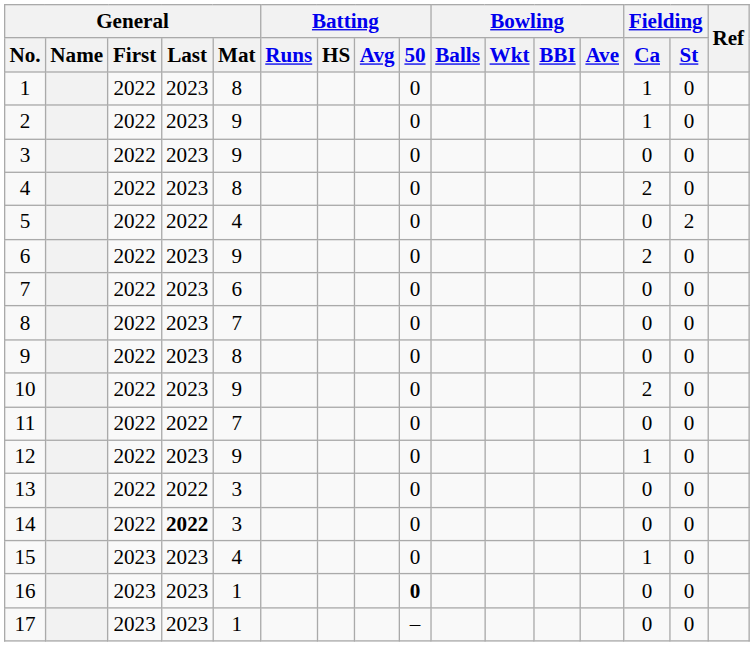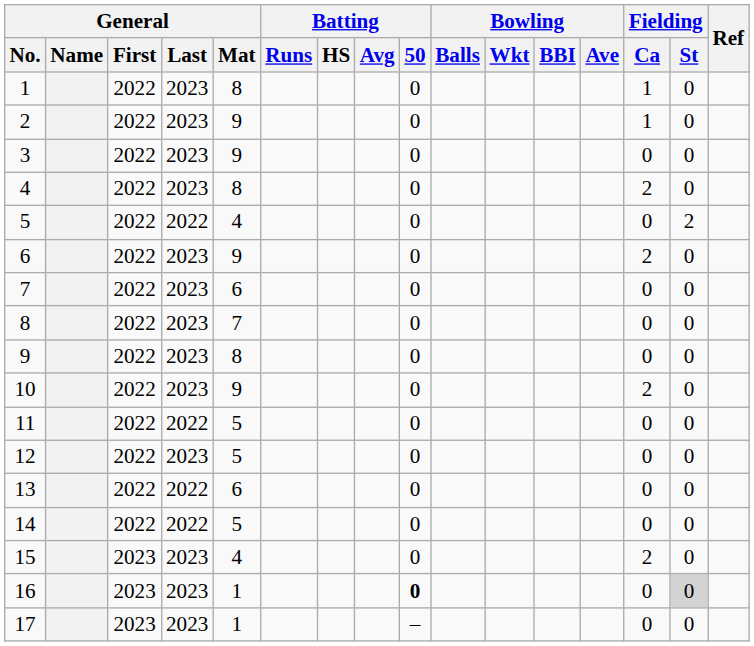(237, 423) 7 -> (237, 423) 5
(237, 456) 9 -> (237, 456) 5
(647, 456) 1 -> (647, 456) 0
(237, 490) 3 -> (237, 490) 6
(187, 523) bold -> (187, 523) normal
(237, 523) 3 -> (237, 523) 5
(647, 557) 1 -> (647, 557) 2
(689, 590) no background -> (689, 590) lightgrey background
